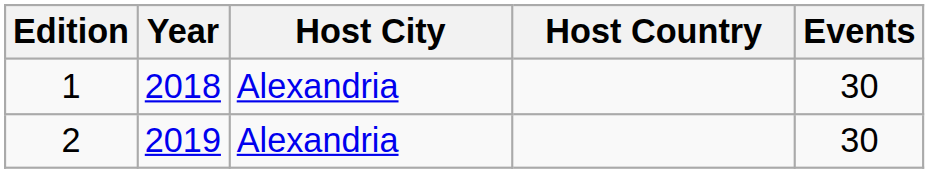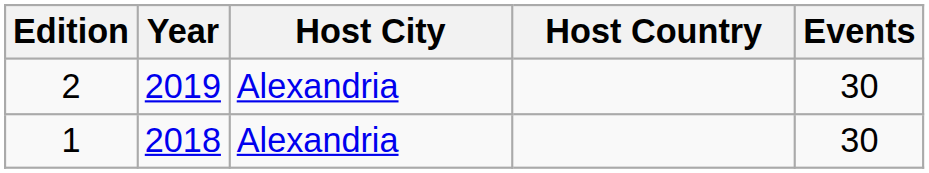rows swapped: (71, 85) <-> (71, 140)
